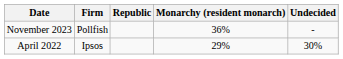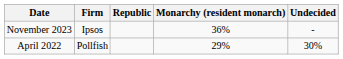(92, 29) Pollfish -> (92, 29) Ipsos
(92, 46) Ipsos -> (92, 46) Pollfish
